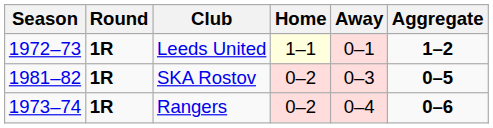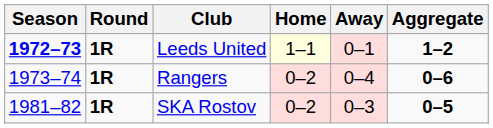(45, 48) normal -> (45, 48) bold
rows swapped: (192, 107) <-> (207, 78)
